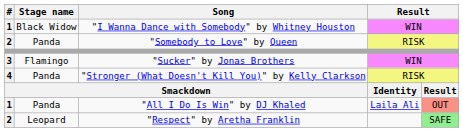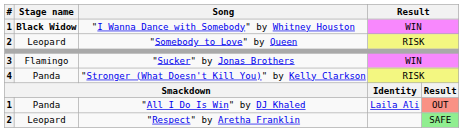(46, 27) normal -> (46, 27) bold
(46, 41) Panda -> (46, 41) Leopard
